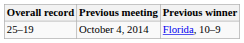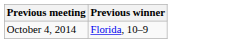- column: (40, 13)
